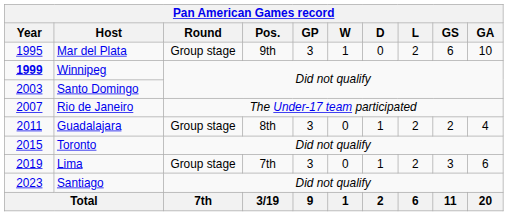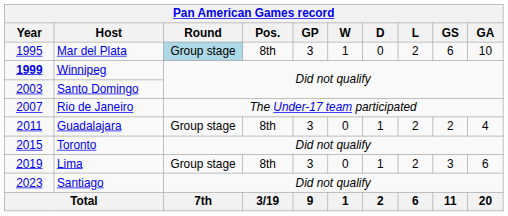(203, 51) no background -> (203, 51) lightblue background
(268, 51) 9th -> (268, 51) 8th
(268, 164) 7th -> (268, 164) 8th
